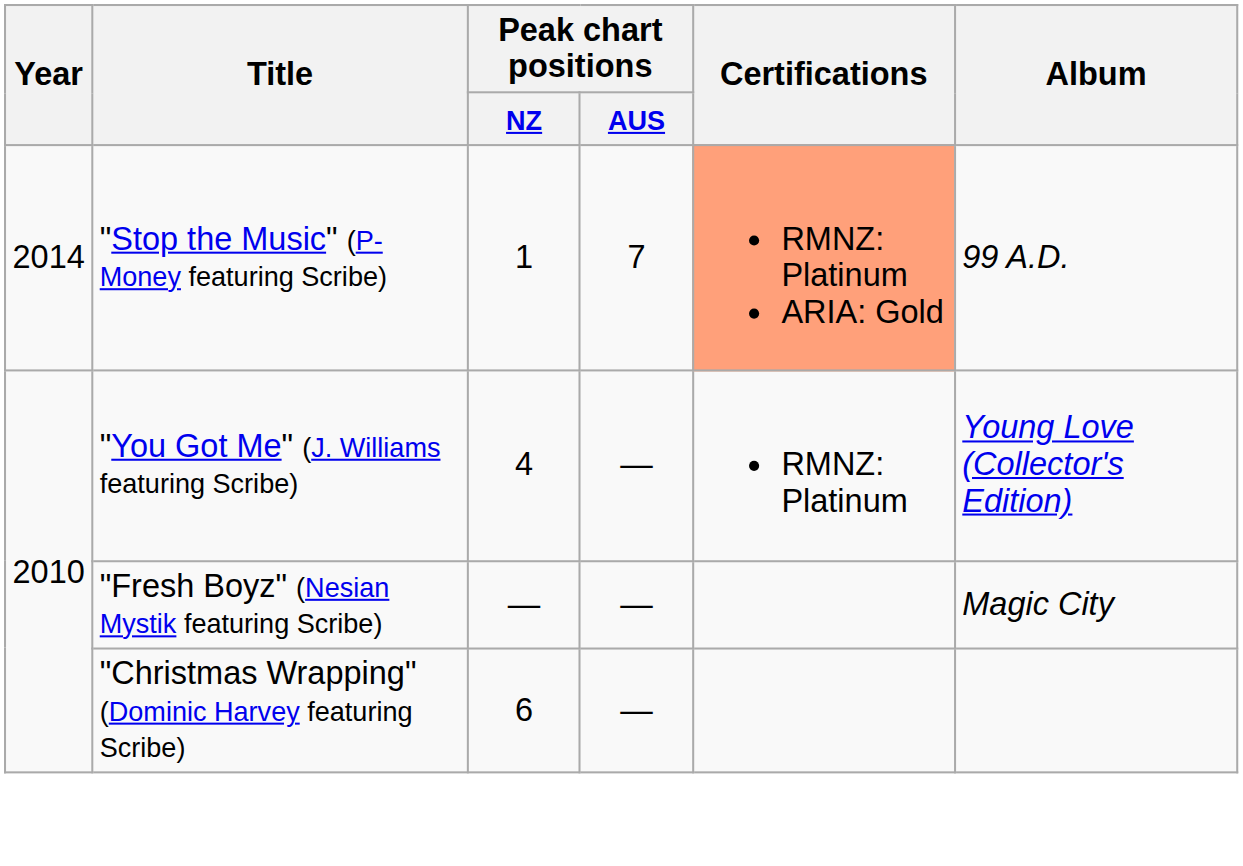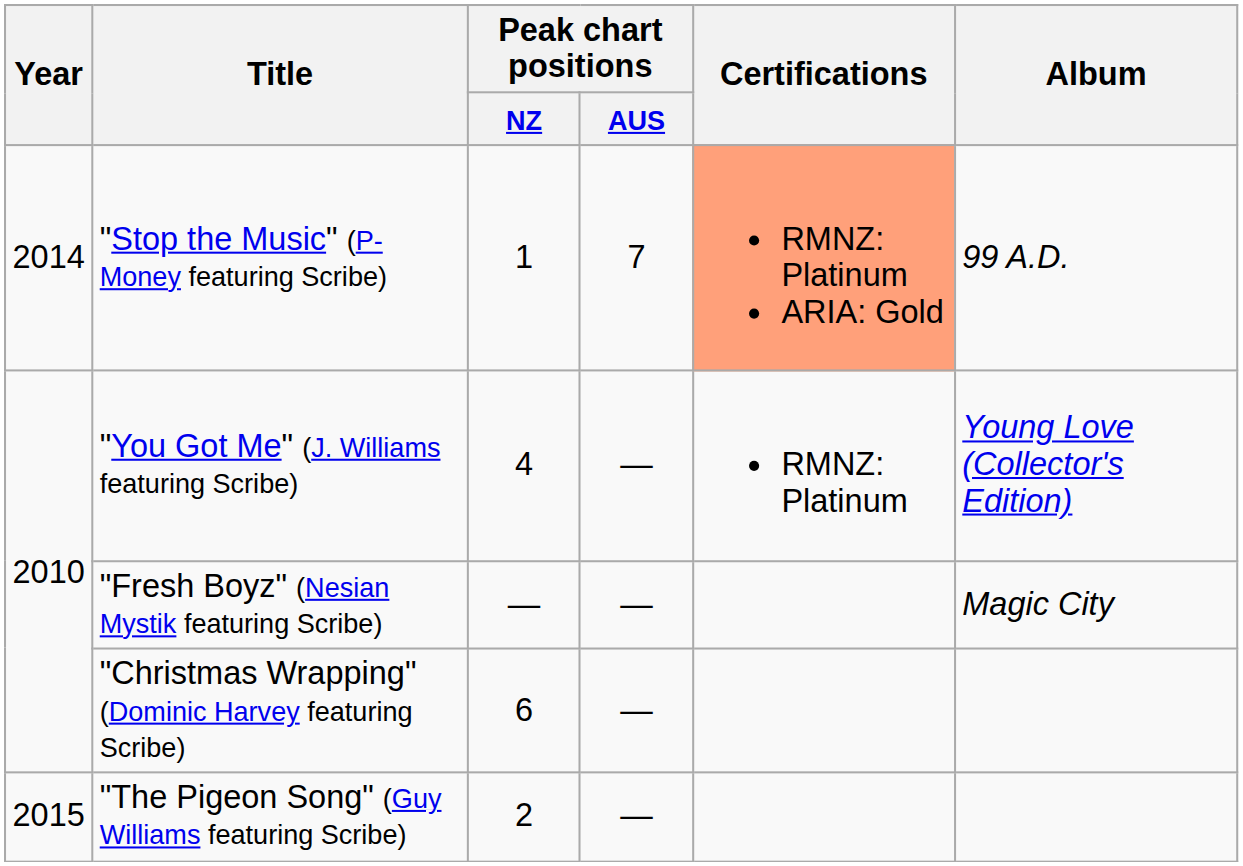+ row: (271, 816)
